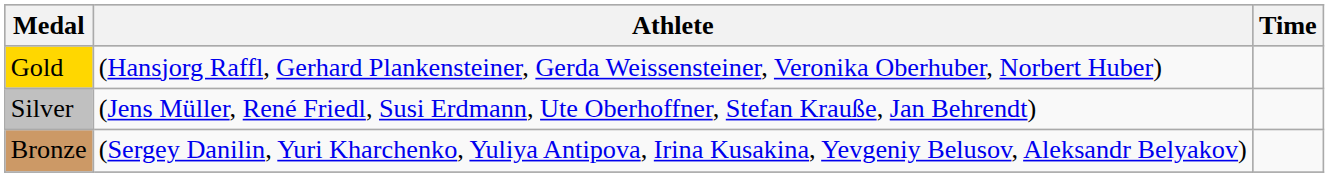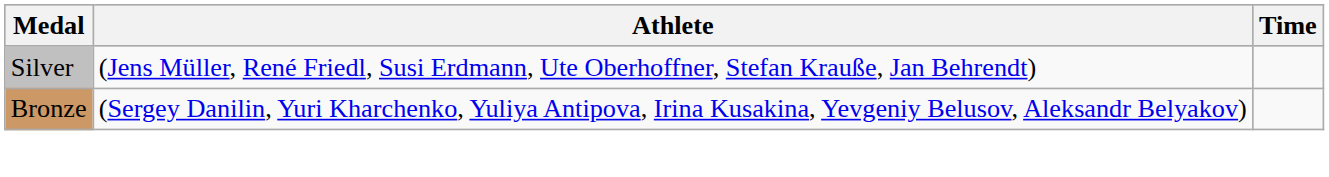- row: (37, 66)
